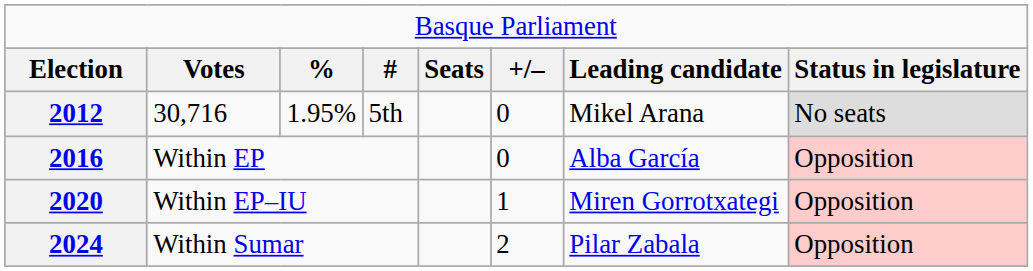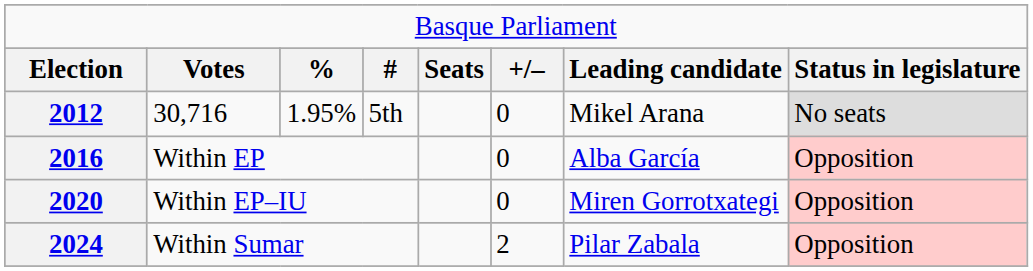(503, 200) 1 -> (503, 200) 0
